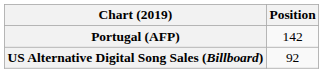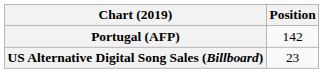(293, 57) 92 -> (293, 57) 23
